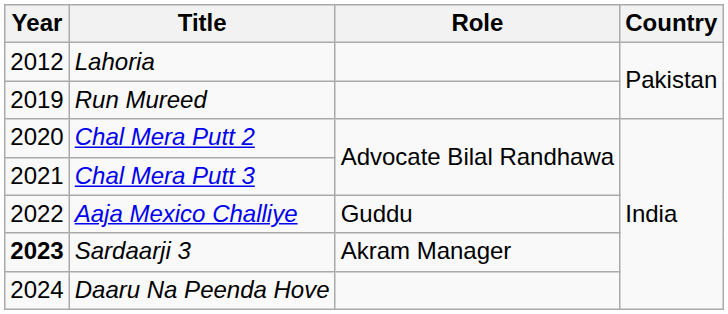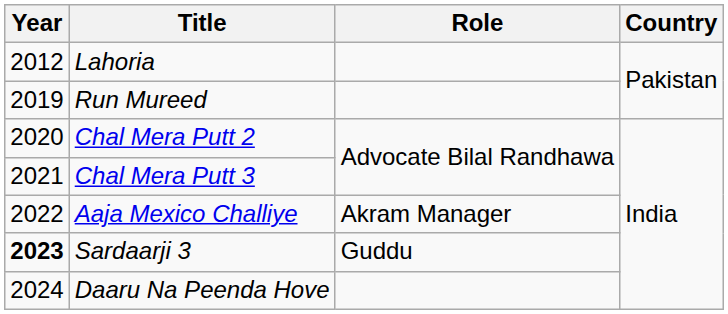(377, 213) Guddu -> (426, 213) Akram Manager
(426, 251) Akram Manager -> (377, 251) Guddu
